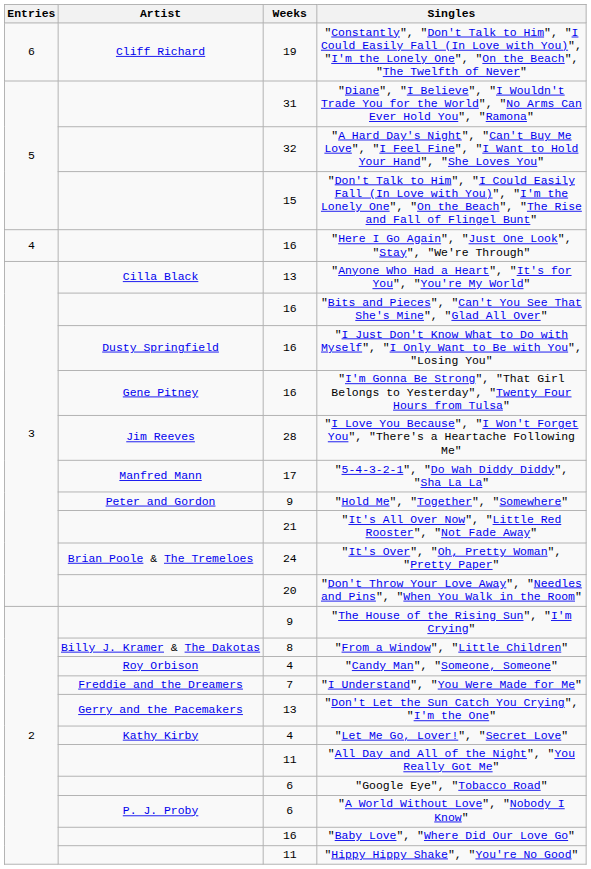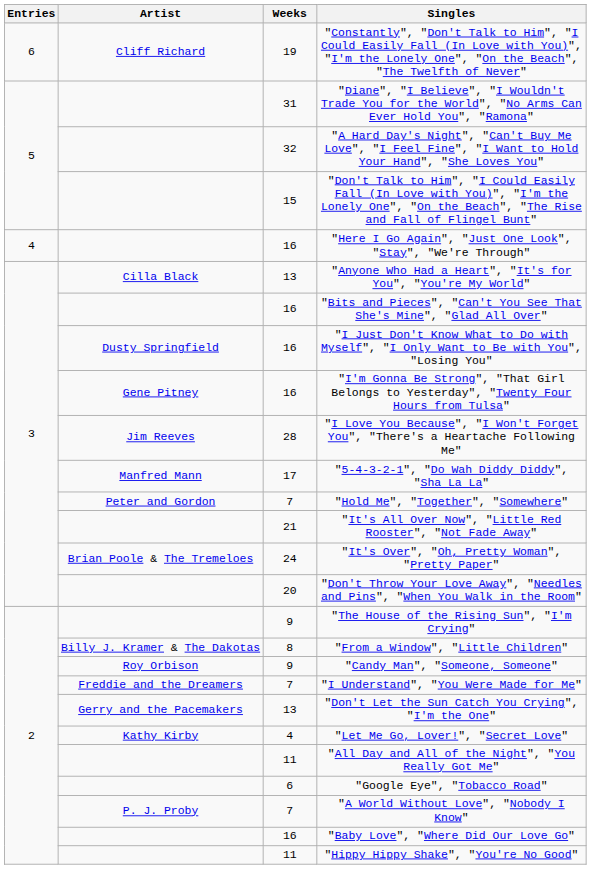(290, 502) 9 -> (290, 502) 7
(290, 666) 4 -> (290, 666) 9
(290, 811) 6 -> (290, 811) 7
